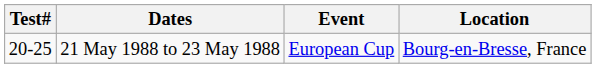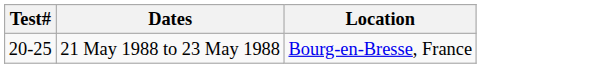- column: (341, 19)
